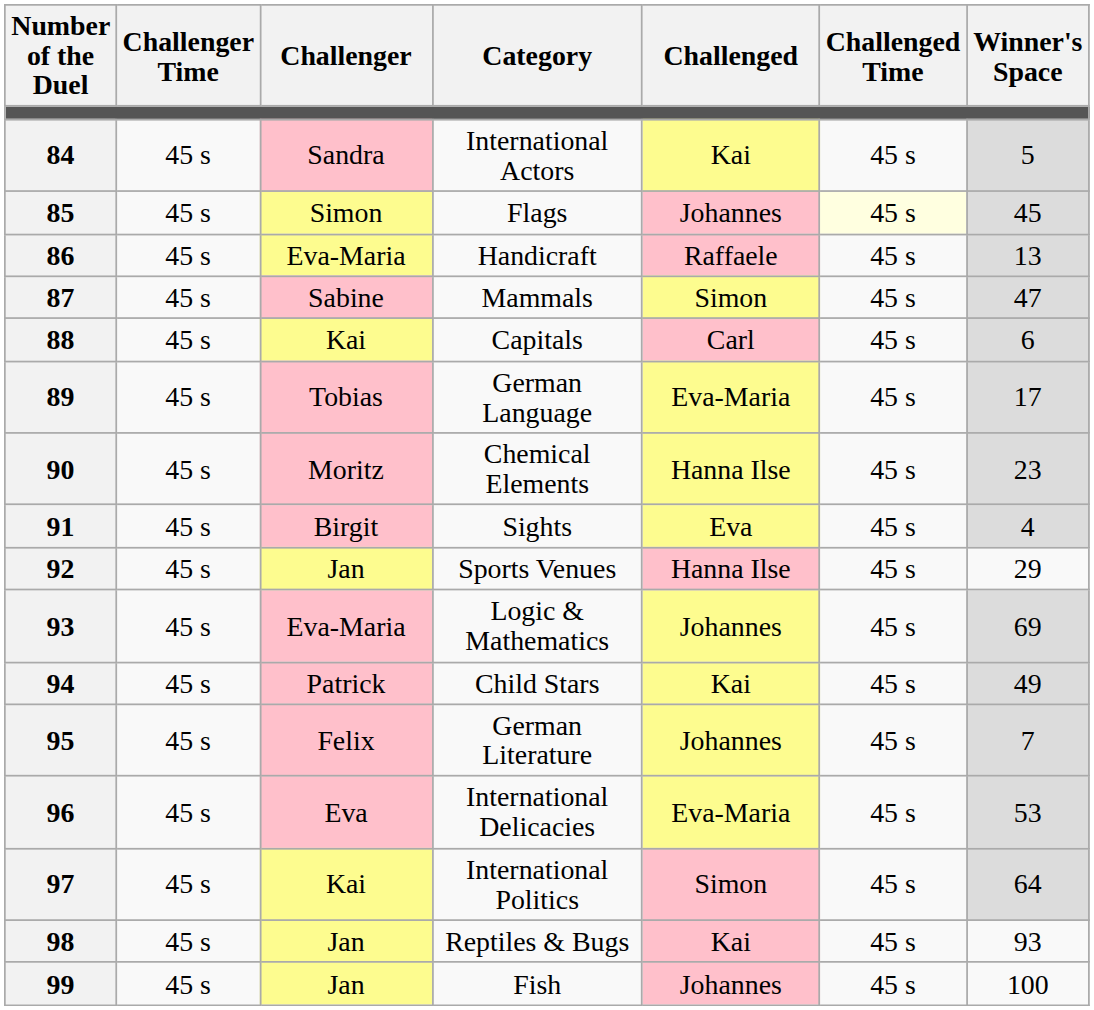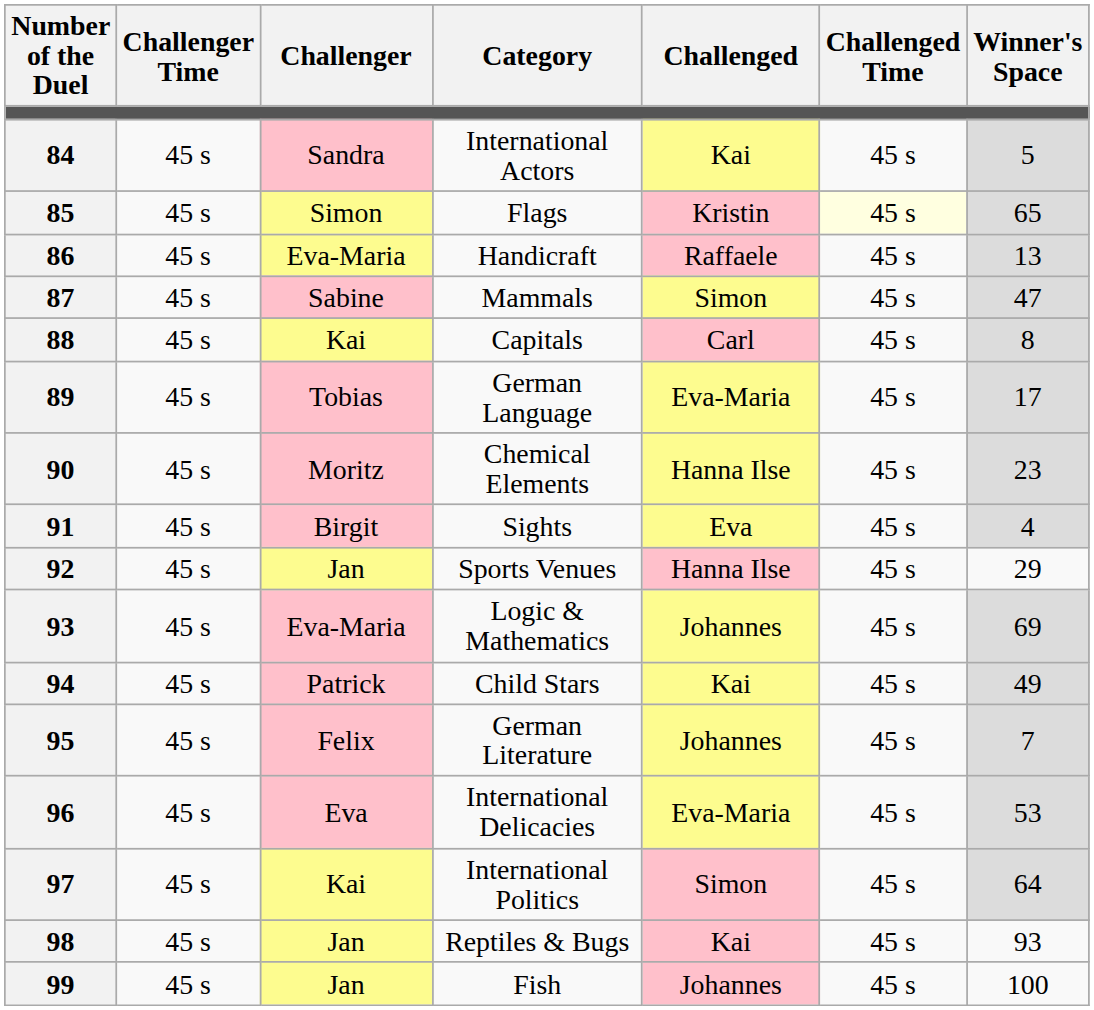(731, 212) Johannes -> (731, 212) Kristin
(1028, 212) 45 -> (1028, 212) 65
(1028, 340) 6 -> (1028, 340) 8
